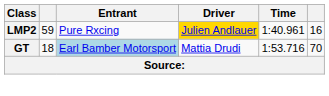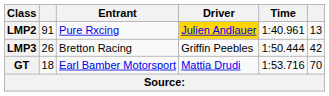(48, 30) 59 -> (48, 30) 91
(316, 30) 16 -> (316, 30) 13
+ row: (22, 47)
(118, 47) lightblue background -> (118, 65) no background
